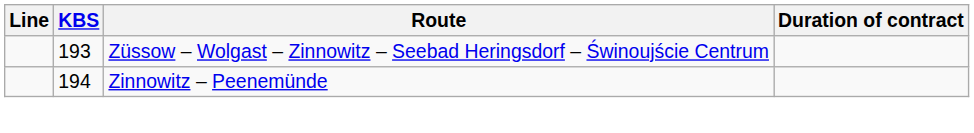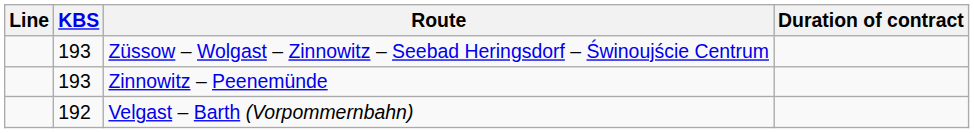(75, 82) 194 -> (75, 82) 193
+ row: (261, 113)
